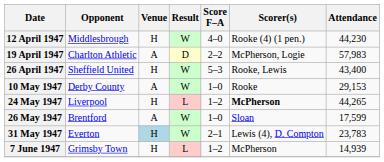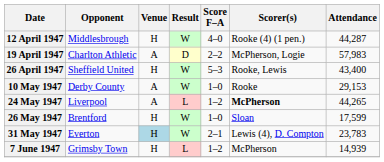(353, 39) 44,230 -> (353, 39) 44,287
(154, 102) H -> (154, 102) A
(154, 117) A -> (154, 117) H
